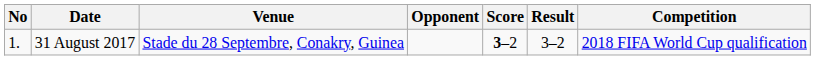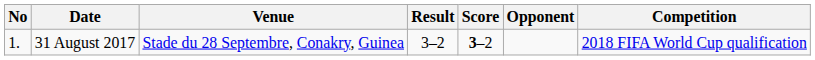columns swapped: (445, 17) <-> (553, 17)
